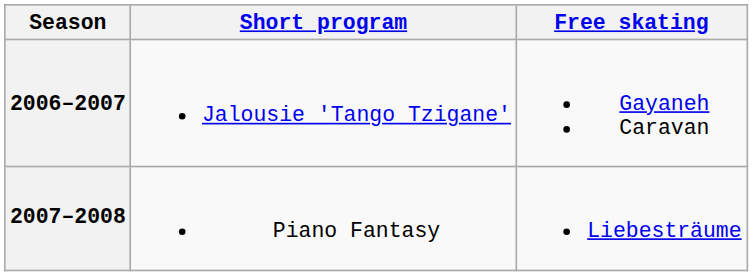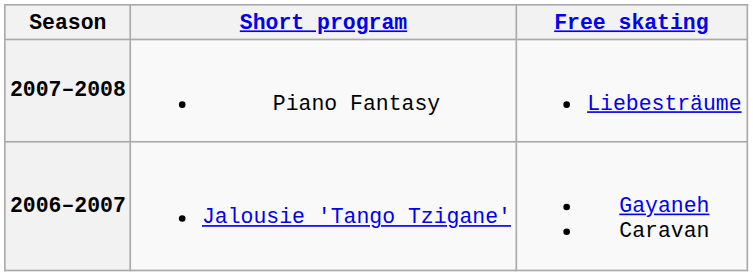rows swapped: (68, 218) <-> (68, 103)
